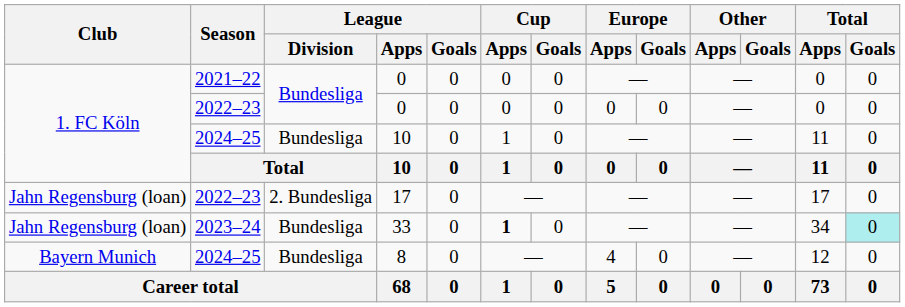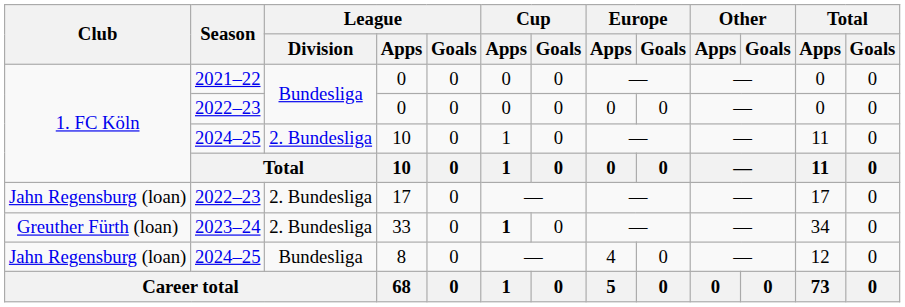(321, 138) Bundesliga -> (321, 138) 2. Bundesliga
(98, 227) Jahn Regensburg (loan) -> (98, 227) Greuther Fürth (loan)
(321, 227) Bundesliga -> (321, 227) 2. Bundesliga
(873, 227) paleturquoise background -> (873, 227) no background
(98, 256) Bayern Munich -> (98, 256) Jahn Regensburg (loan)
